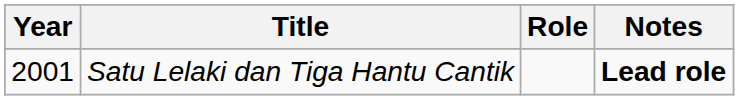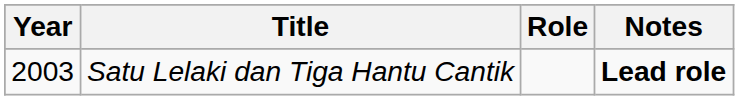(43, 71) 2001 -> (43, 71) 2003
